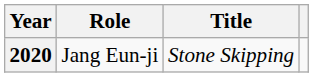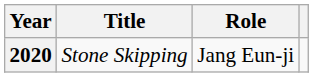columns swapped: (231, 21) <-> (110, 21)
